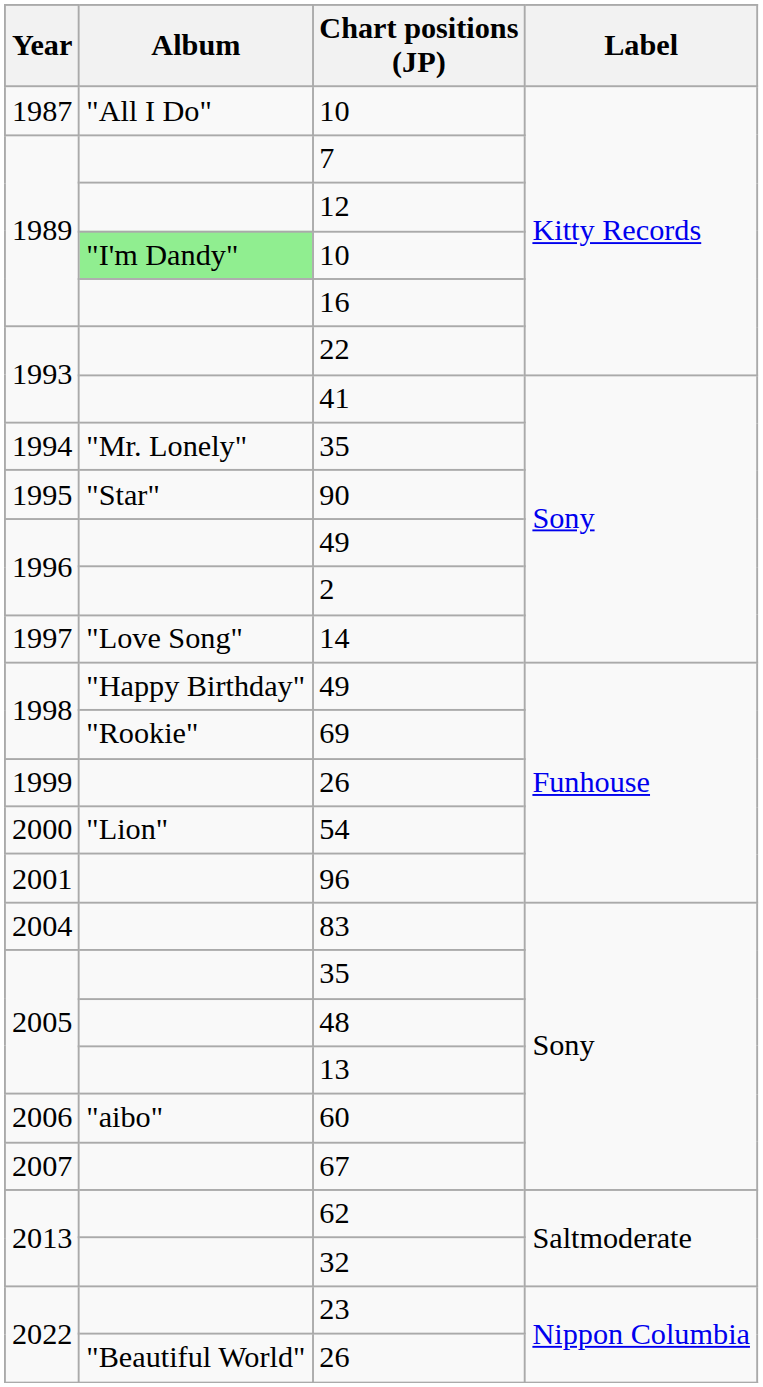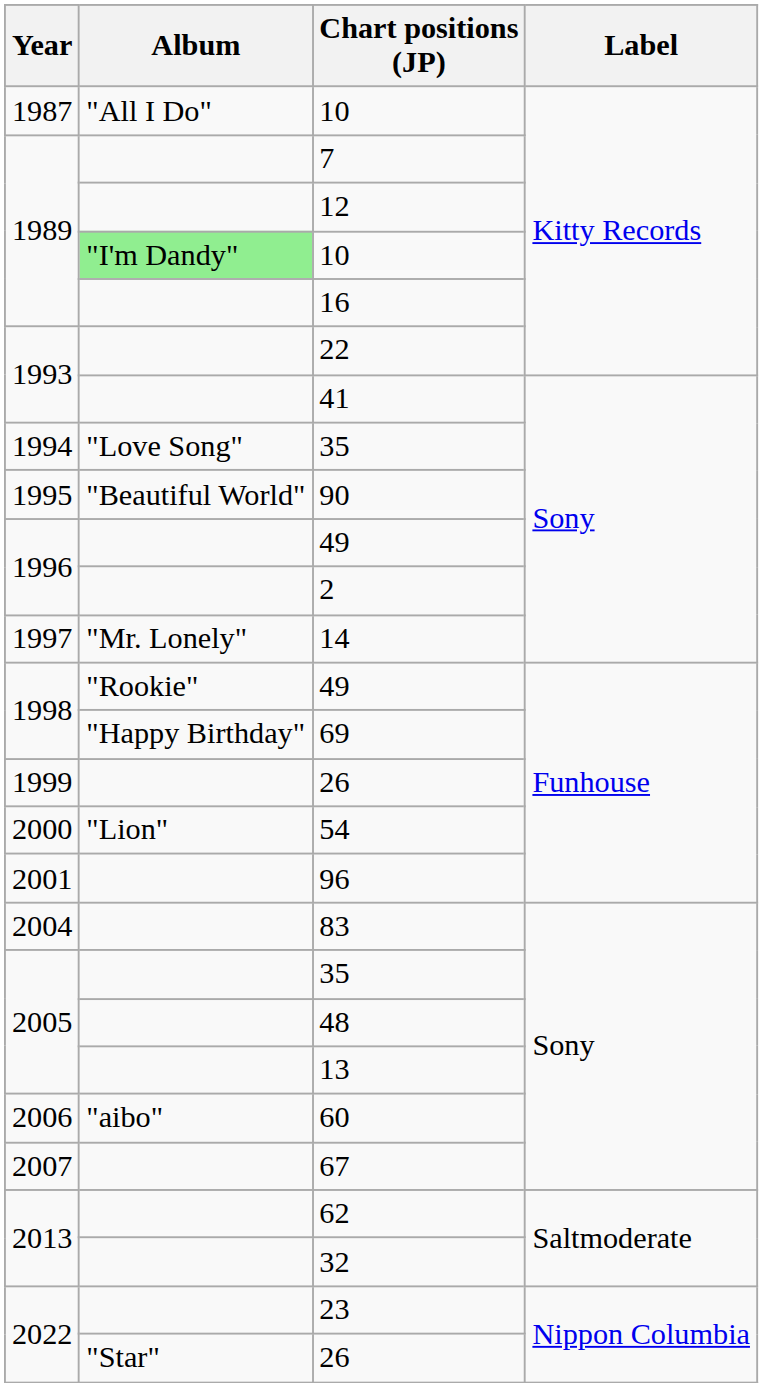(167, 446) "Mr. Lonely" -> (165, 446) "Love Song"
(123, 494) "Star" -> (196, 494) "Beautiful World"
(165, 638) "Love Song" -> (167, 638) "Mr. Lonely"
(196, 685) "Happy Birthday" -> (142, 685) "Rookie"
(142, 733) "Rookie" -> (196, 733) "Happy Birthday"
(196, 1357) "Beautiful World" -> (123, 1357) "Star"
